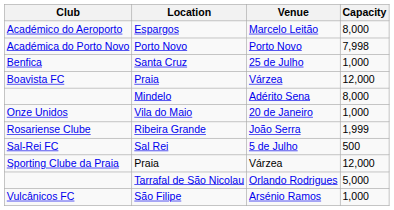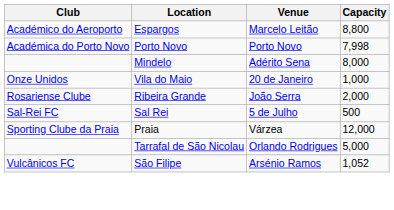(356, 29) 8,000 -> (356, 29) 8,800
- row: (24, 63)
- row: (36, 79)
(356, 130) 1,999 -> (356, 96) 2,000
(356, 197) 1,000 -> (356, 163) 1,052
